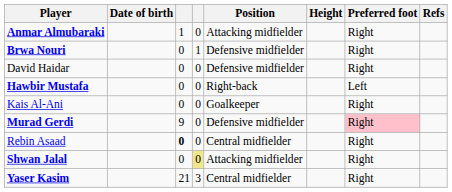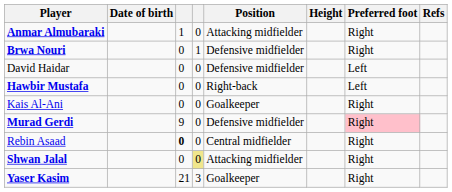(361, 68) Right -> (357, 68) Left
(249, 178) Central midfielder -> (233, 178) Goalkeeper
